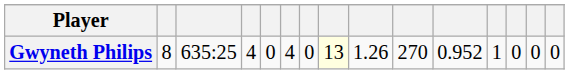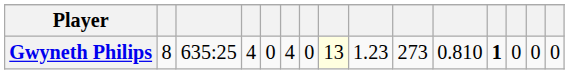(371, 52) 1.26 -> (371, 52) 1.23
(413, 52) 270 -> (413, 52) 273
(460, 52) 0.952 -> (460, 52) 0.810
(497, 52) normal -> (497, 52) bold
